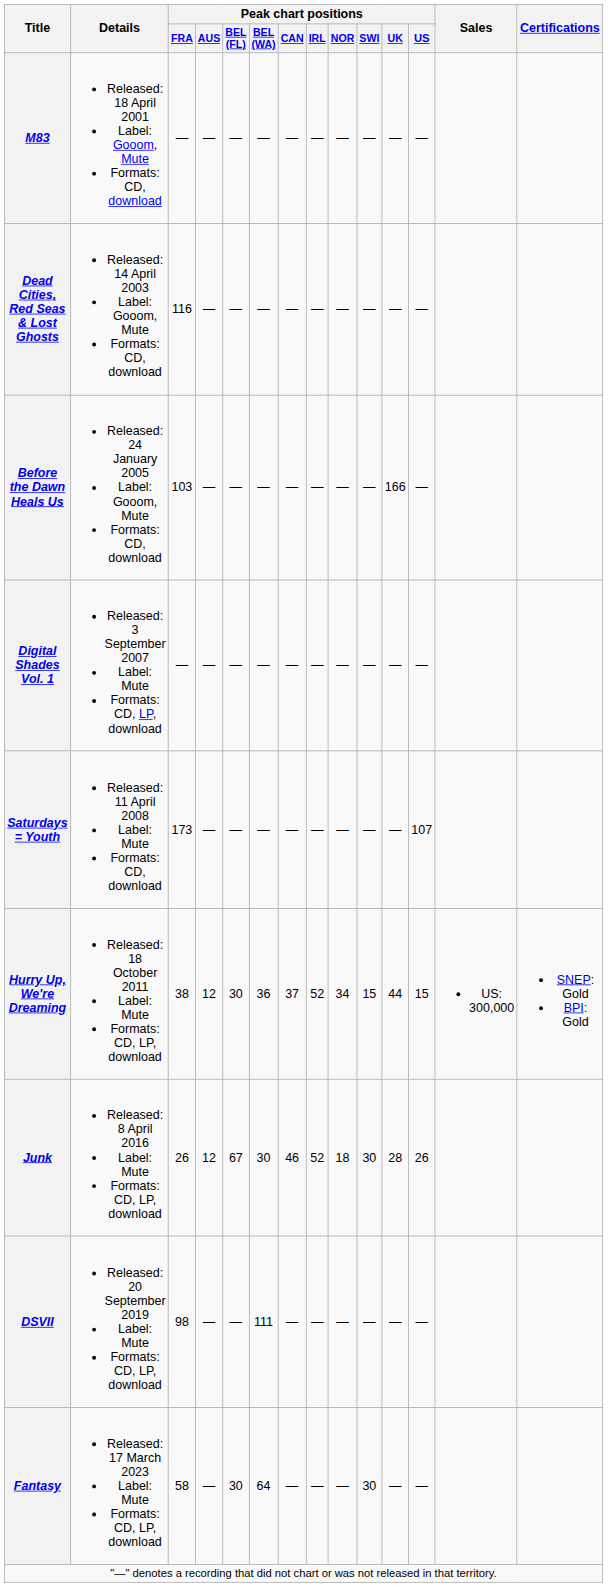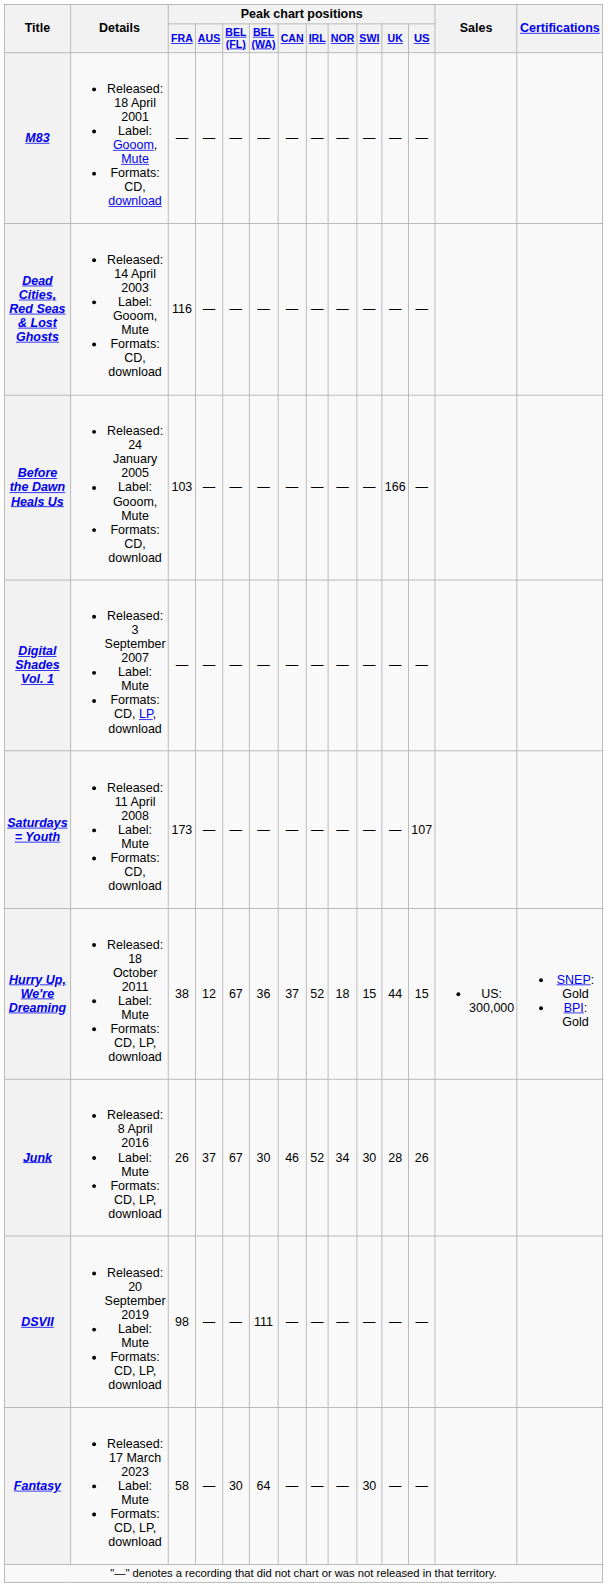(236, 993) 30 -> (236, 993) 67
(343, 993) 34 -> (343, 993) 18
(209, 1157) 12 -> (209, 1157) 37
(343, 1157) 18 -> (343, 1157) 34
